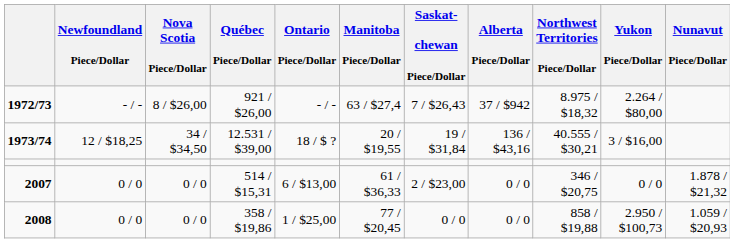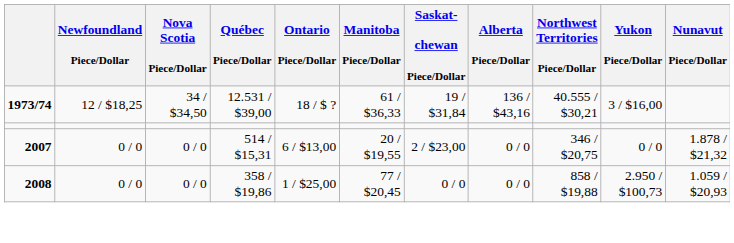- row: (30, 104)
(382, 140) 20 / $19,55 -> (382, 104) 61 / $36,33
(382, 183) 61 / $36,33 -> (382, 147) 20 / $19,55
